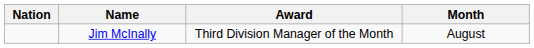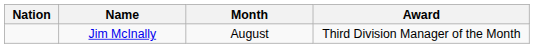columns swapped: (294, 14) <-> (466, 14)
